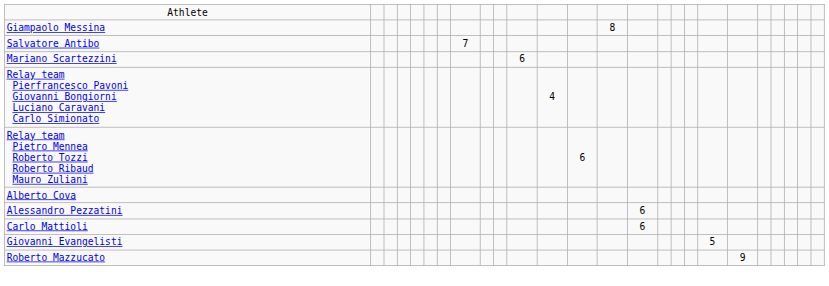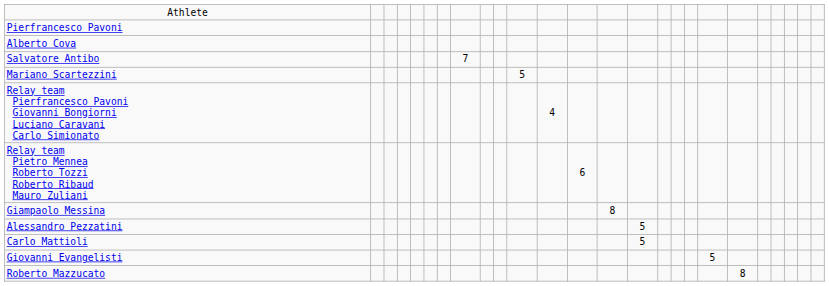+ row: (65, 28)
rows swapped: (41, 195) <-> (56, 28)
(522, 59) 6 -> (522, 75) 5
(643, 211) 6 -> (643, 226) 5
(643, 226) 6 -> (643, 242) 5
(743, 258) 9 -> (743, 273) 8
